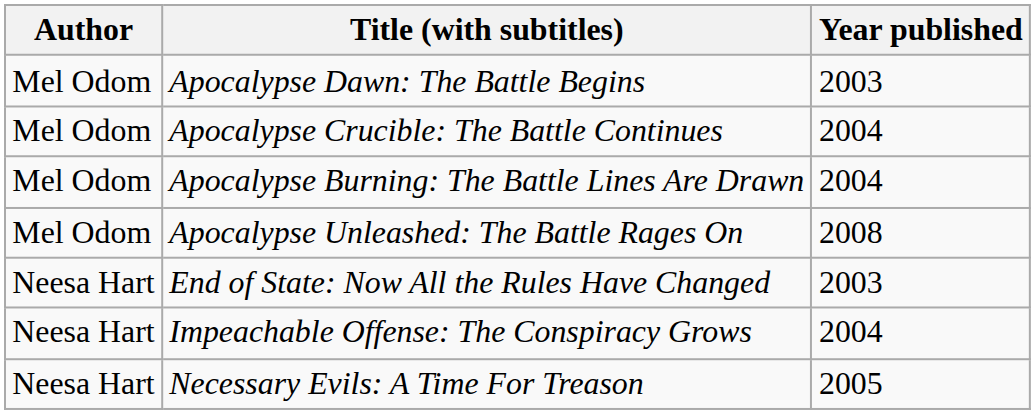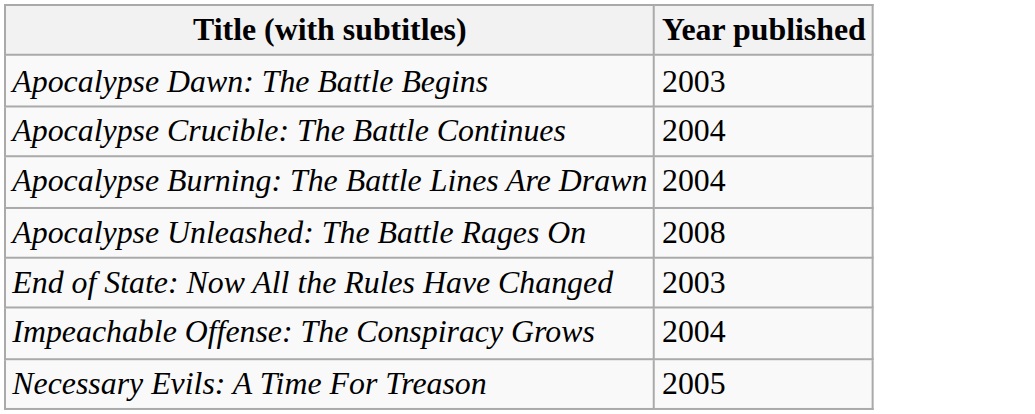- column: (83, 29)
